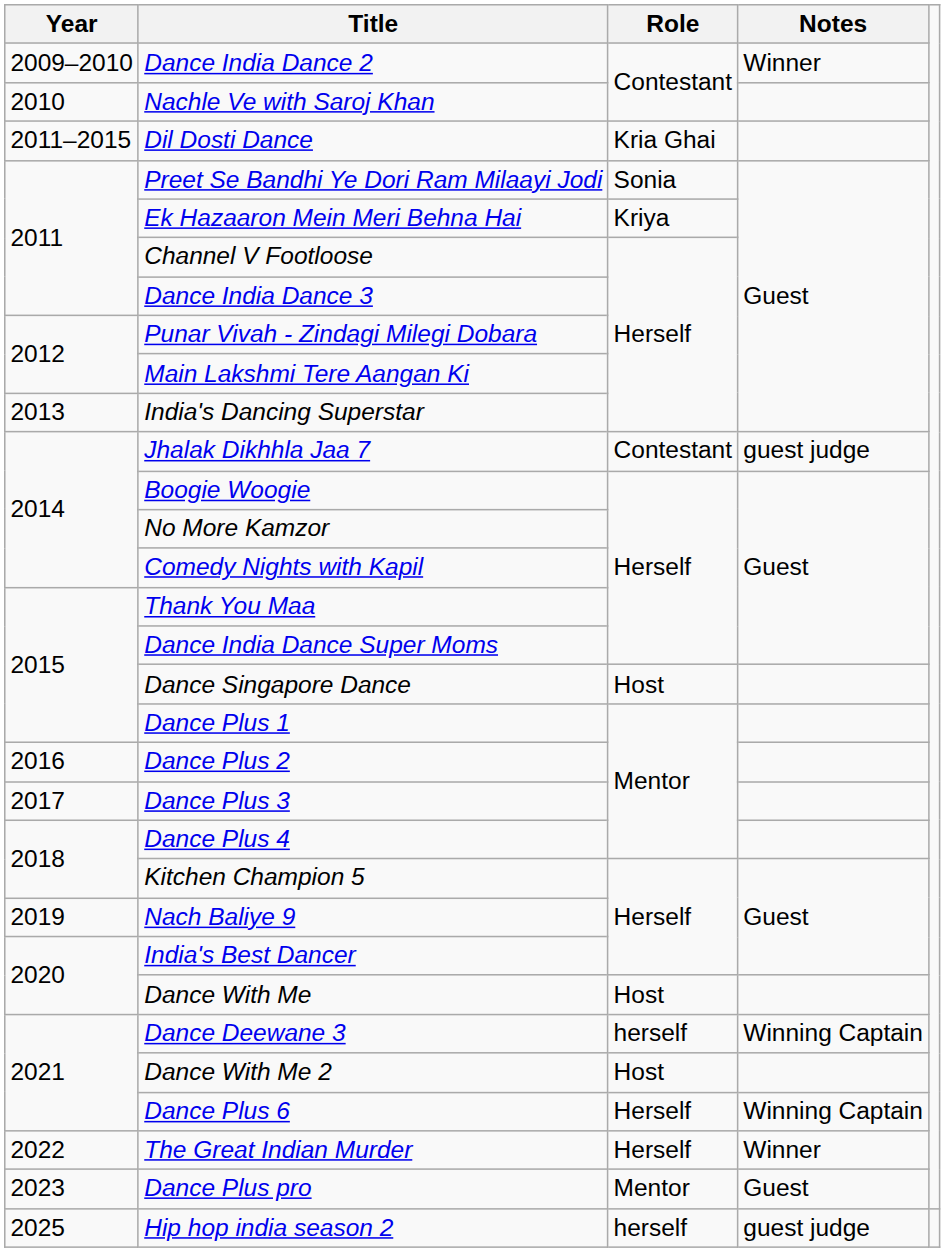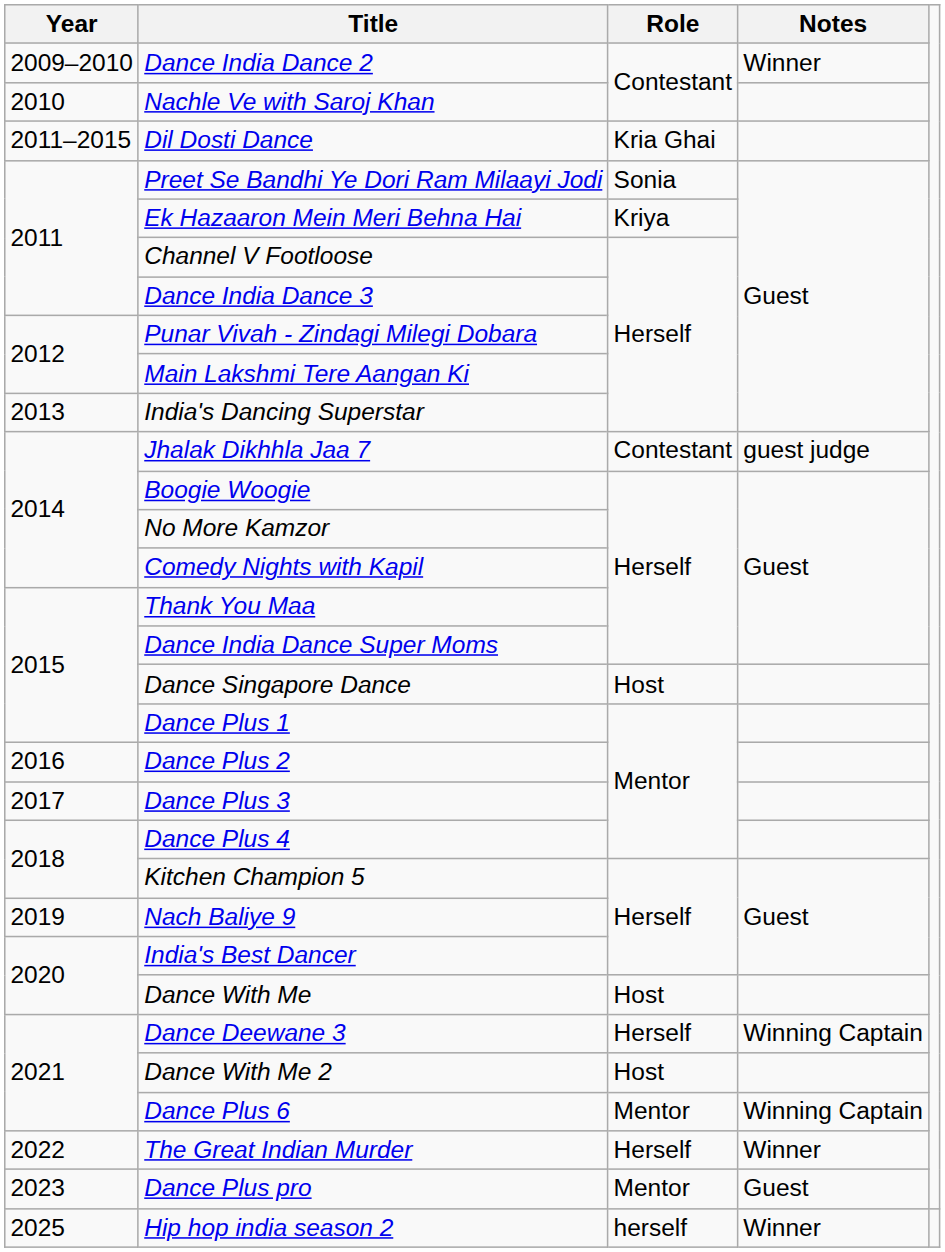(650, 1033) herself -> (652, 1033) Herself
(652, 1110) Herself -> (652, 1110) Mentor
(807, 1227) guest judge -> (782, 1227) Winner
